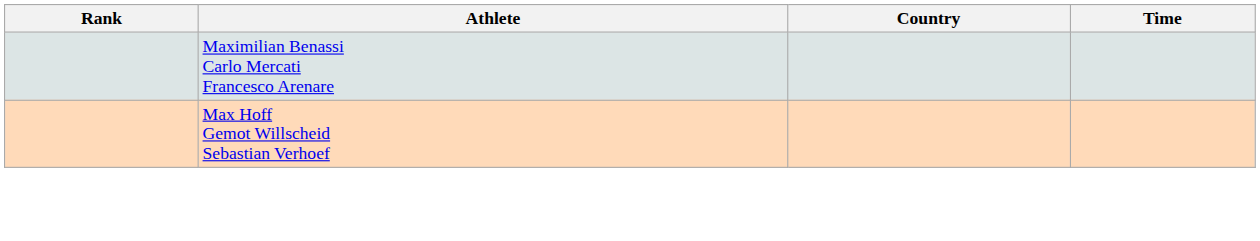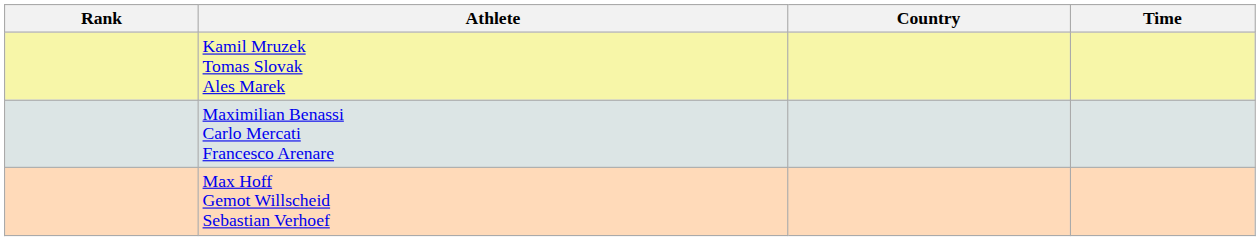+ row: (254, 66)
